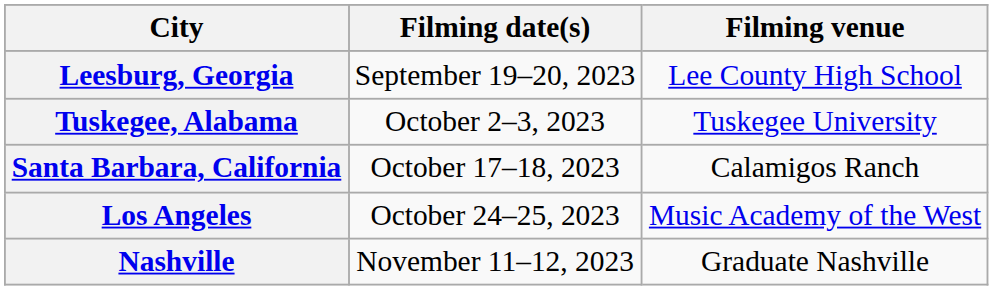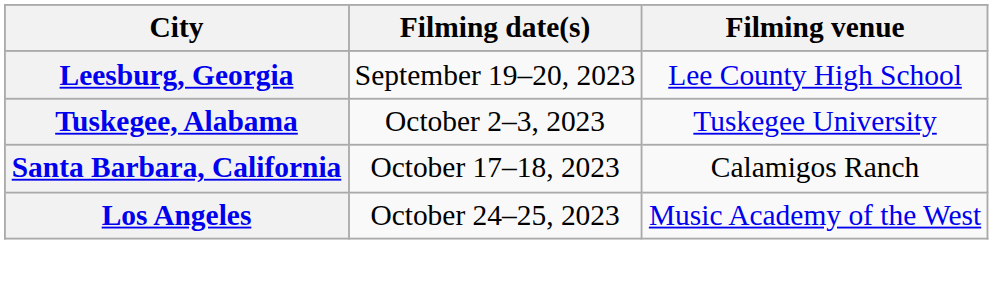- row: (176, 261)
